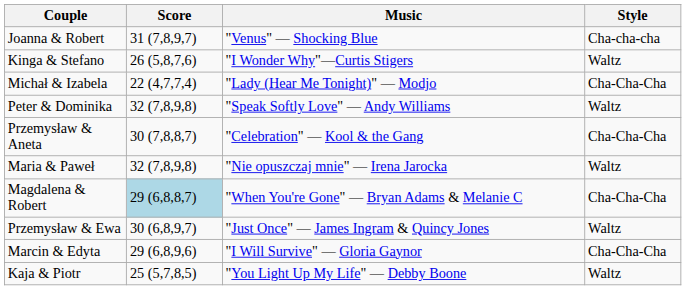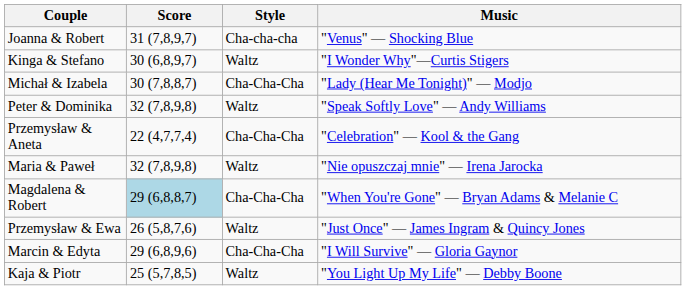columns swapped: (633, 15) <-> (404, 15)
(163, 60) 26 (5,8,7,6) -> (163, 60) 30 (6,8,9,7)
(163, 83) 22 (4,7,7,4) -> (163, 83) 30 (7,8,8,7)
(163, 136) 30 (7,8,8,7) -> (163, 136) 22 (4,7,7,4)
(163, 228) 30 (6,8,9,7) -> (163, 228) 26 (5,8,7,6)
